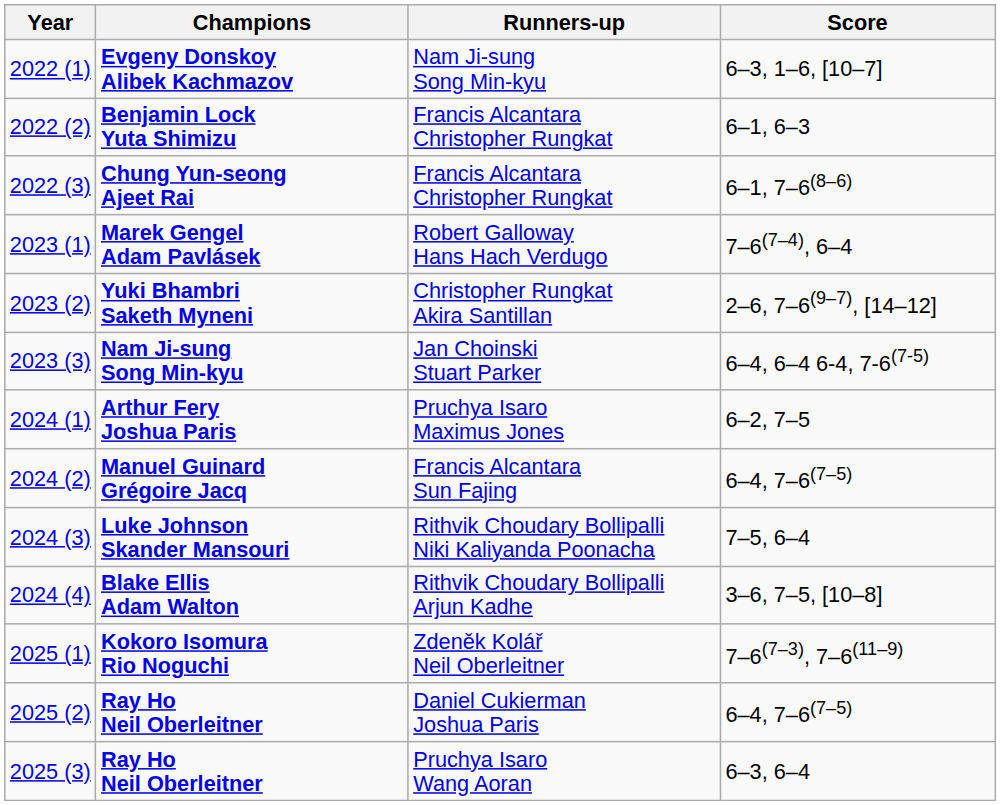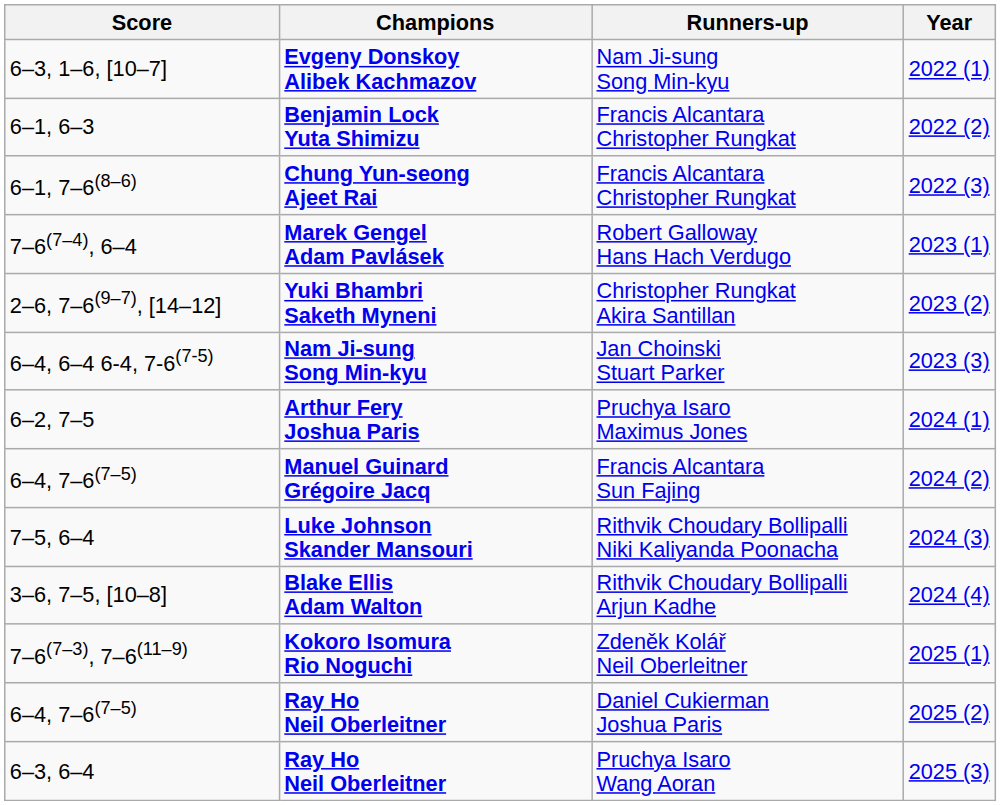columns swapped: (50, 22) <-> (858, 22)
